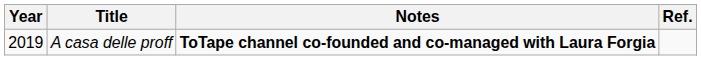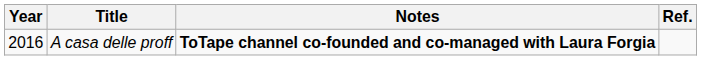(26, 42) 2019 -> (26, 42) 2016
